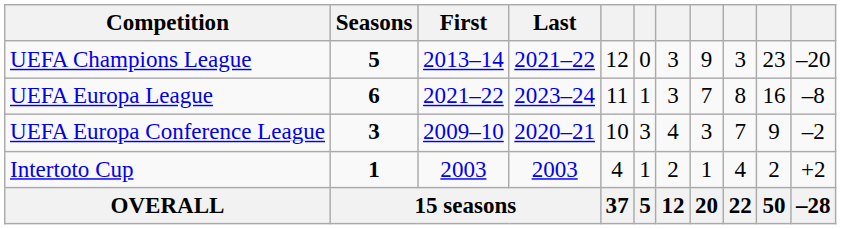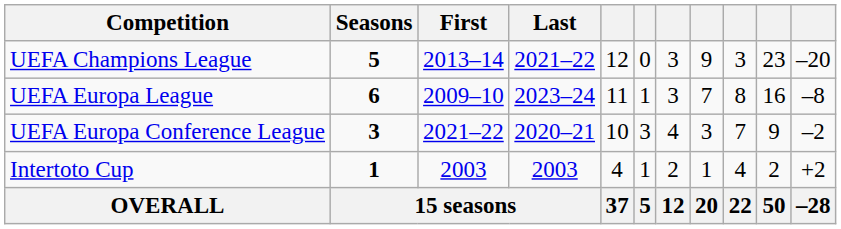(463, 95) 2021–22 -> (463, 95) 2009–10
(463, 132) 2009–10 -> (463, 132) 2021–22
